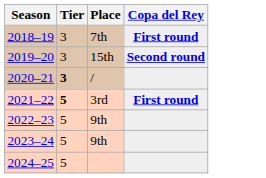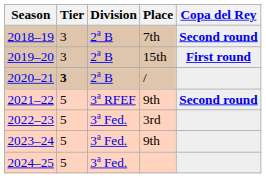+ column: (114, 15)
(166, 36) First round -> (218, 36) Second round
(166, 57) Second round -> (218, 57) First round
(63, 99) bold -> (63, 99) normal
(99, 99) 3rd -> (151, 99) 9th
(166, 99) First round -> (218, 99) Second round
(99, 120) 9th -> (152, 120) 3rd
